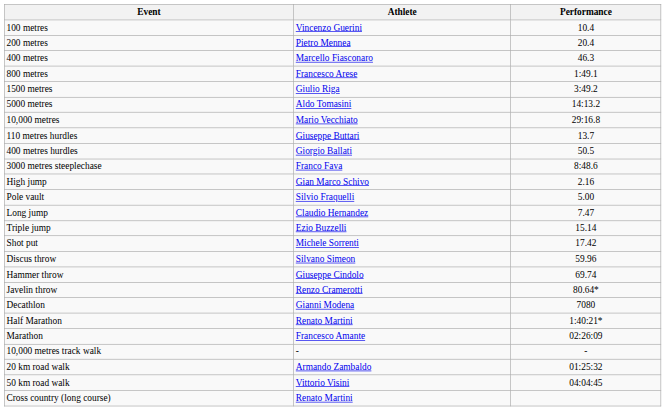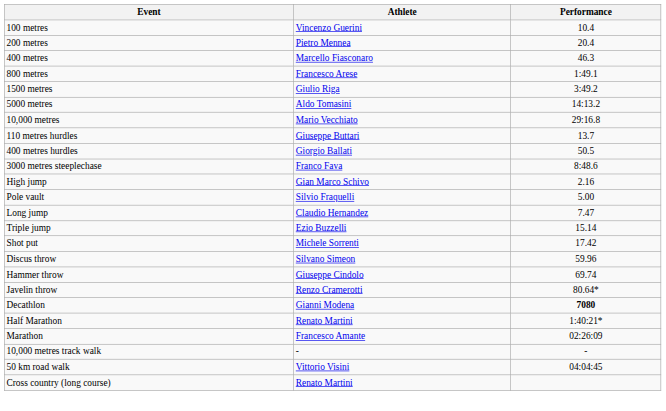(586, 305) normal -> (586, 305) bold
- row: (38, 367)
